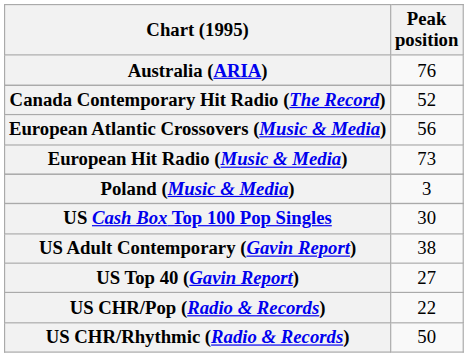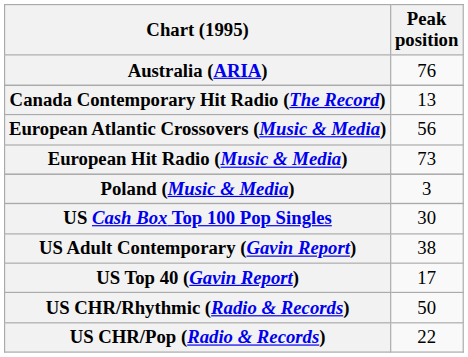(427, 99) 52 -> (427, 99) 13
(427, 277) 27 -> (427, 277) 17
rows swapped: (198, 307) <-> (198, 337)
